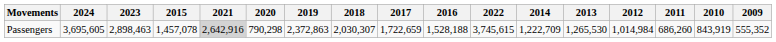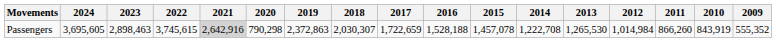columns swapped: (493, 12) <-> (177, 12)
(540, 29) 1,222,709 -> (540, 29) 1,222,708
(675, 29) 686,260 -> (675, 29) 866,260
